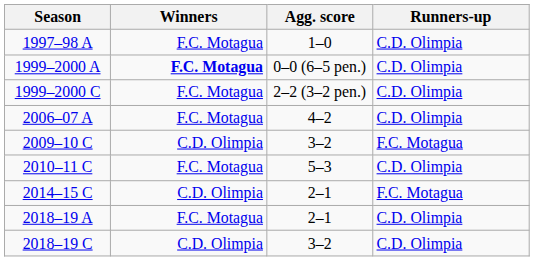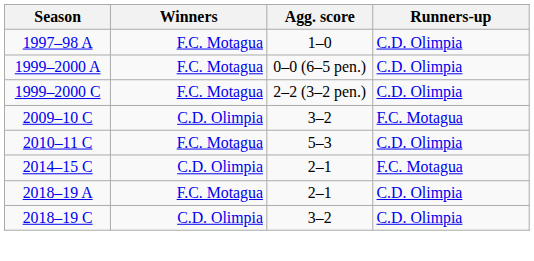(217, 67) bold -> (220, 67) normal
- row: (58, 117)
